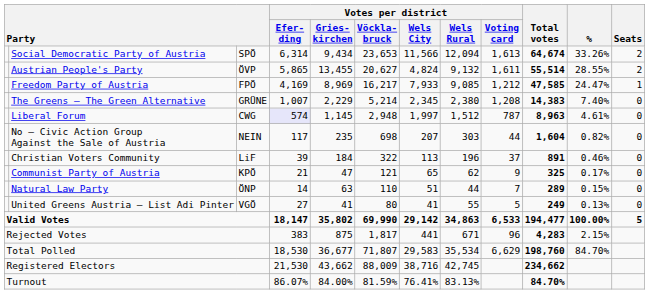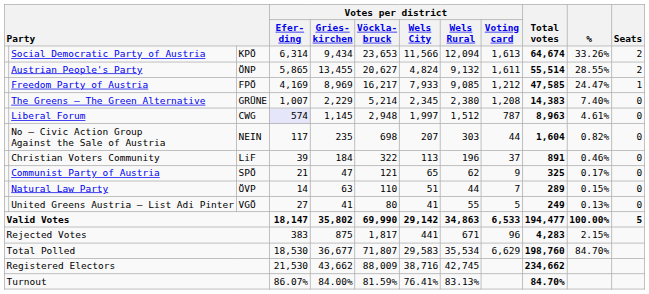(247, 54) SPÖ -> (247, 54) KPÖ
(247, 69) ÖVP -> (247, 69) ÖNP
(247, 173) KPÖ -> (247, 173) SPÖ
(247, 189) ÖNP -> (247, 189) ÖVP
